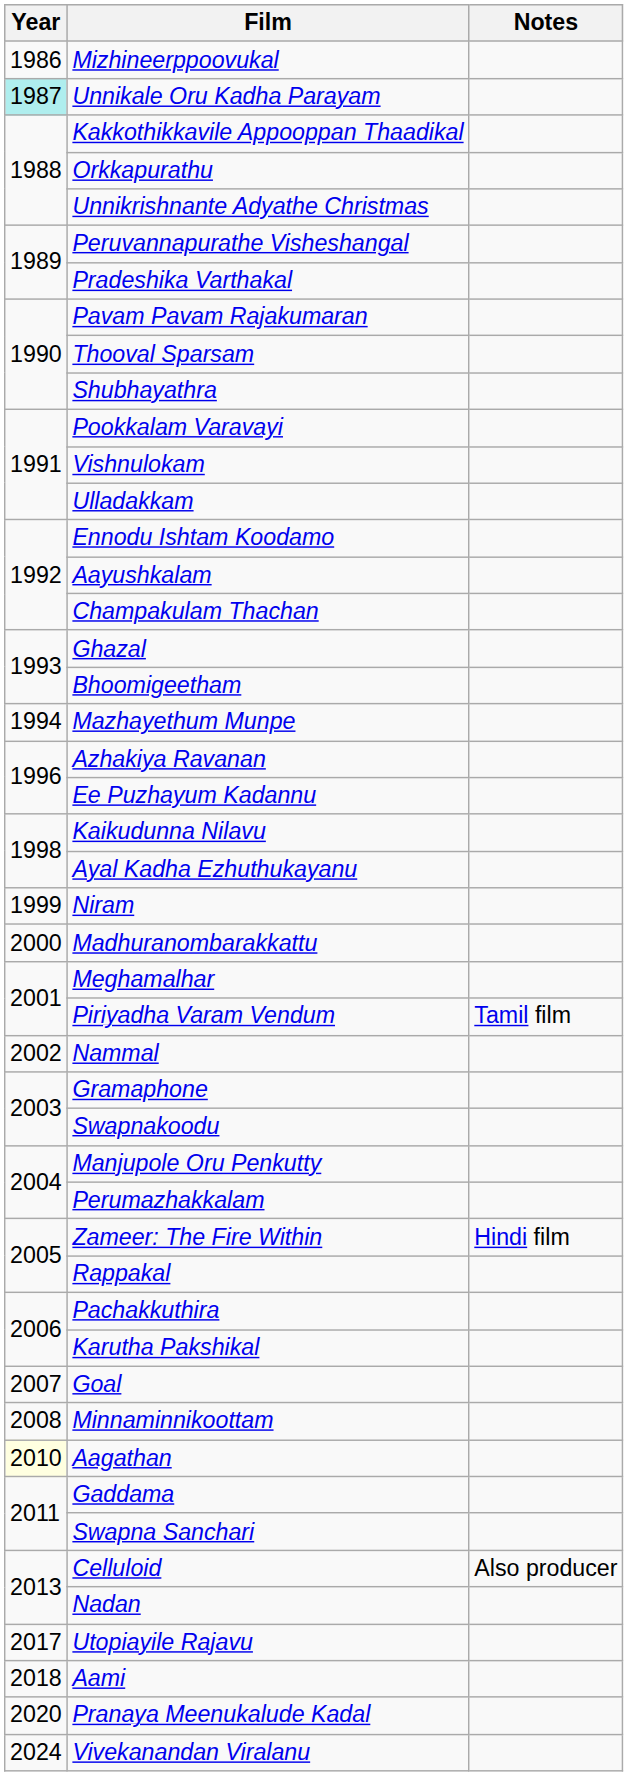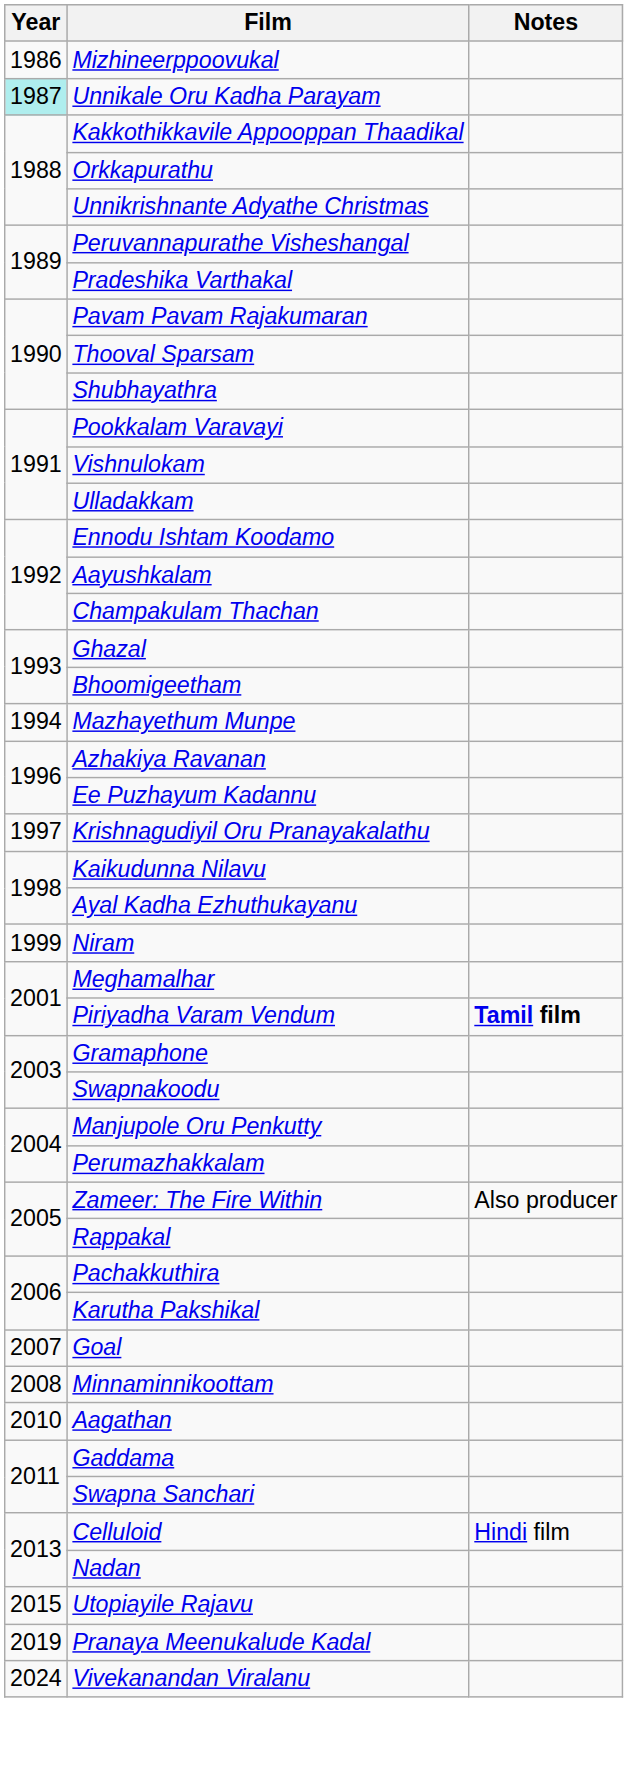+ row: (251, 832)
- row: (195, 942)
(523, 1016) normal -> (528, 1016) bold
- row: (116, 1053)
(522, 1237) Hindi film -> (546, 1200) Also producer
(36, 1457) lightyellow background -> (36, 1421) no background
(546, 1568) Also producer -> (522, 1531) Hindi film
(36, 1641) 2017 -> (36, 1605) 2015
- row: (99, 1678)
(36, 1715) 2020 -> (36, 1641) 2019
